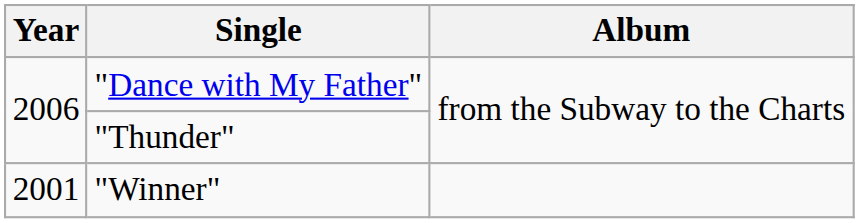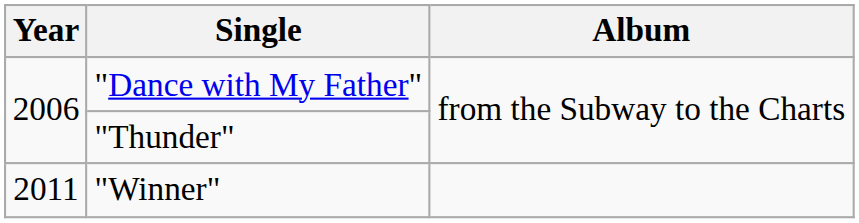(46, 189) 2001 -> (46, 189) 2011
